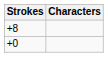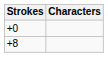rows swapped: (12, 44) <-> (12, 28)
